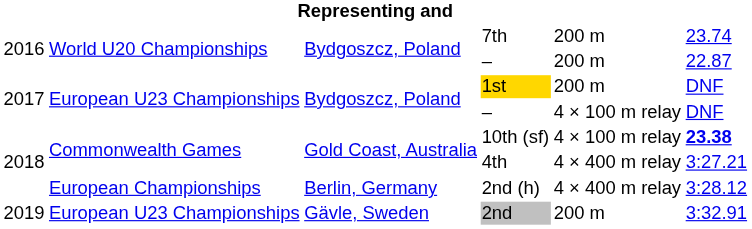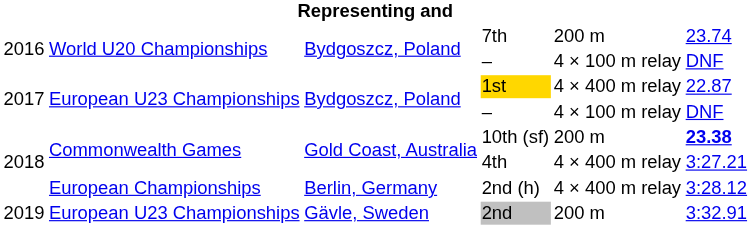(579, 61) 200 m -> (617, 61) 4 × 100 m relay
(709, 61) 22.87 -> (705, 61) DNF
(579, 86) 200 m -> (617, 86) 4 × 400 m relay
(705, 86) DNF -> (709, 86) 22.87
(617, 137) 4 × 100 m relay -> (579, 137) 200 m
